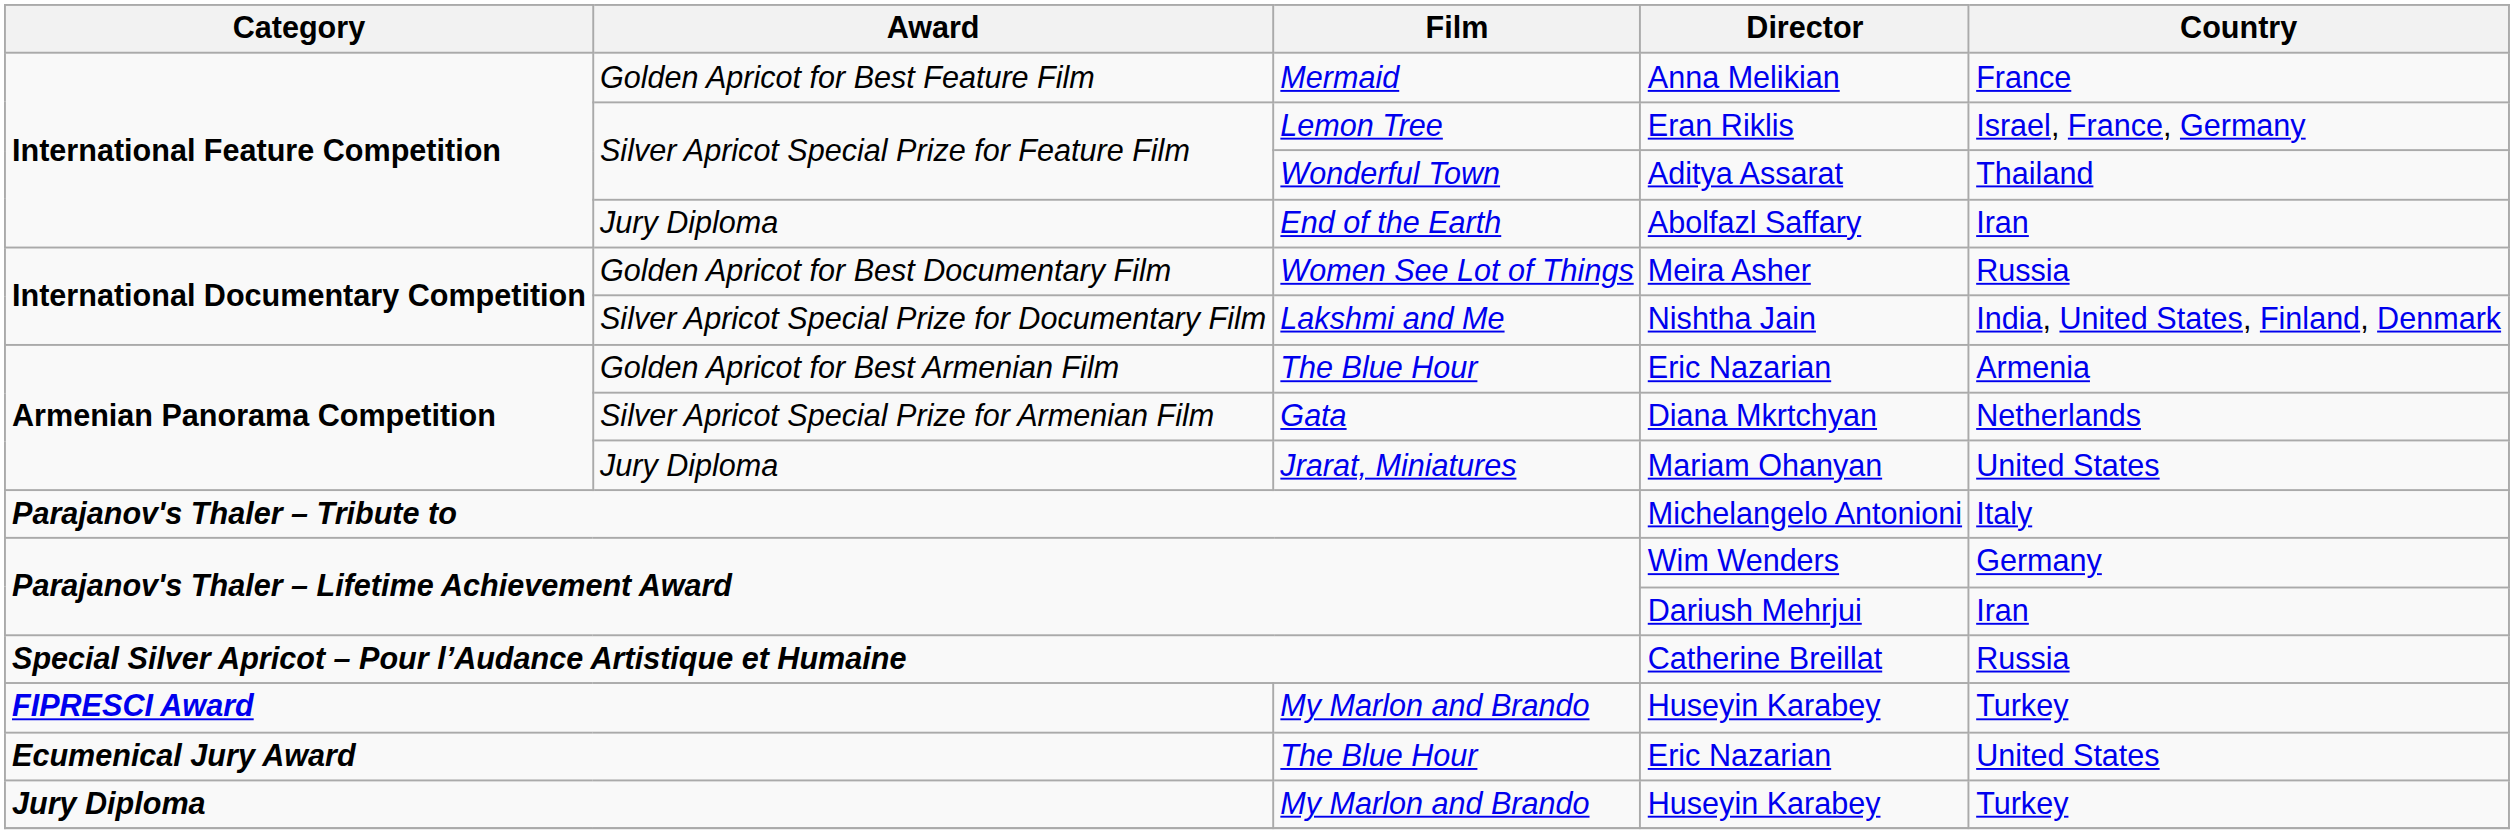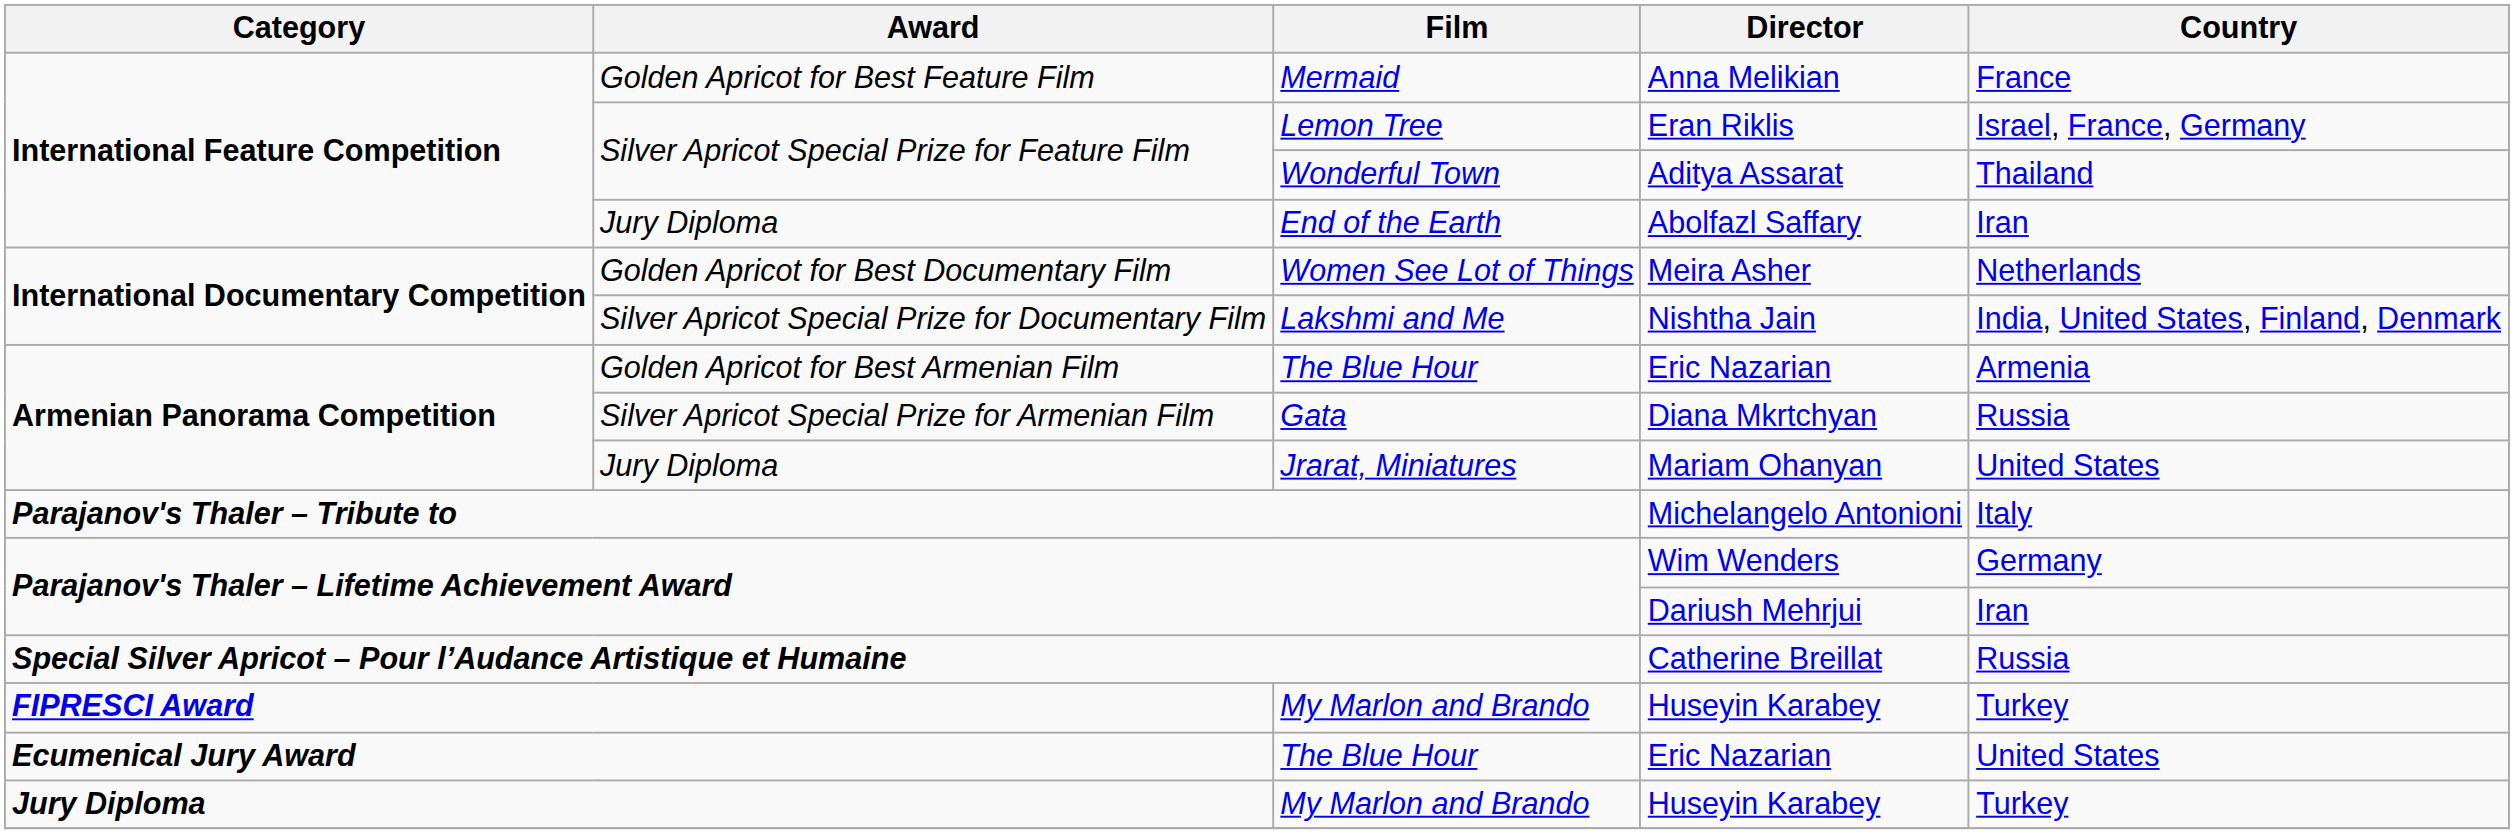(2023, 271) Russia -> (2059, 271) Netherlands
(2059, 416) Netherlands -> (2023, 416) Russia
